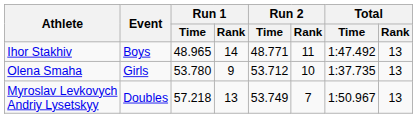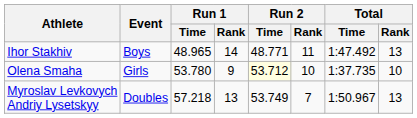(270, 71) no background -> (270, 71) lightyellow background
(395, 71) 13 -> (395, 71) 10
